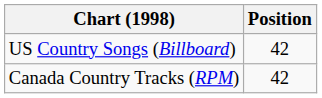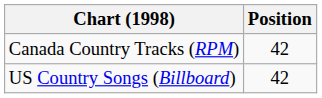rows swapped: (124, 78) <-> (122, 48)
